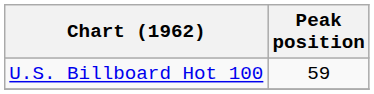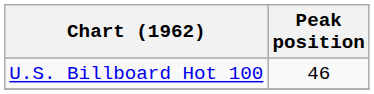(319, 74) 59 -> (319, 74) 46
